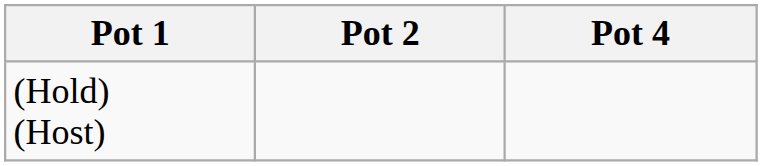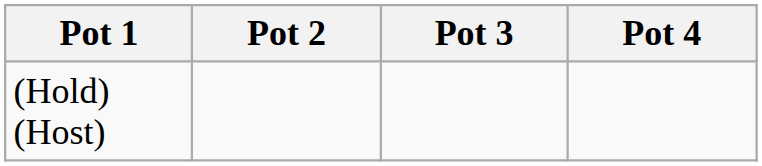+ column: (474, 33)
